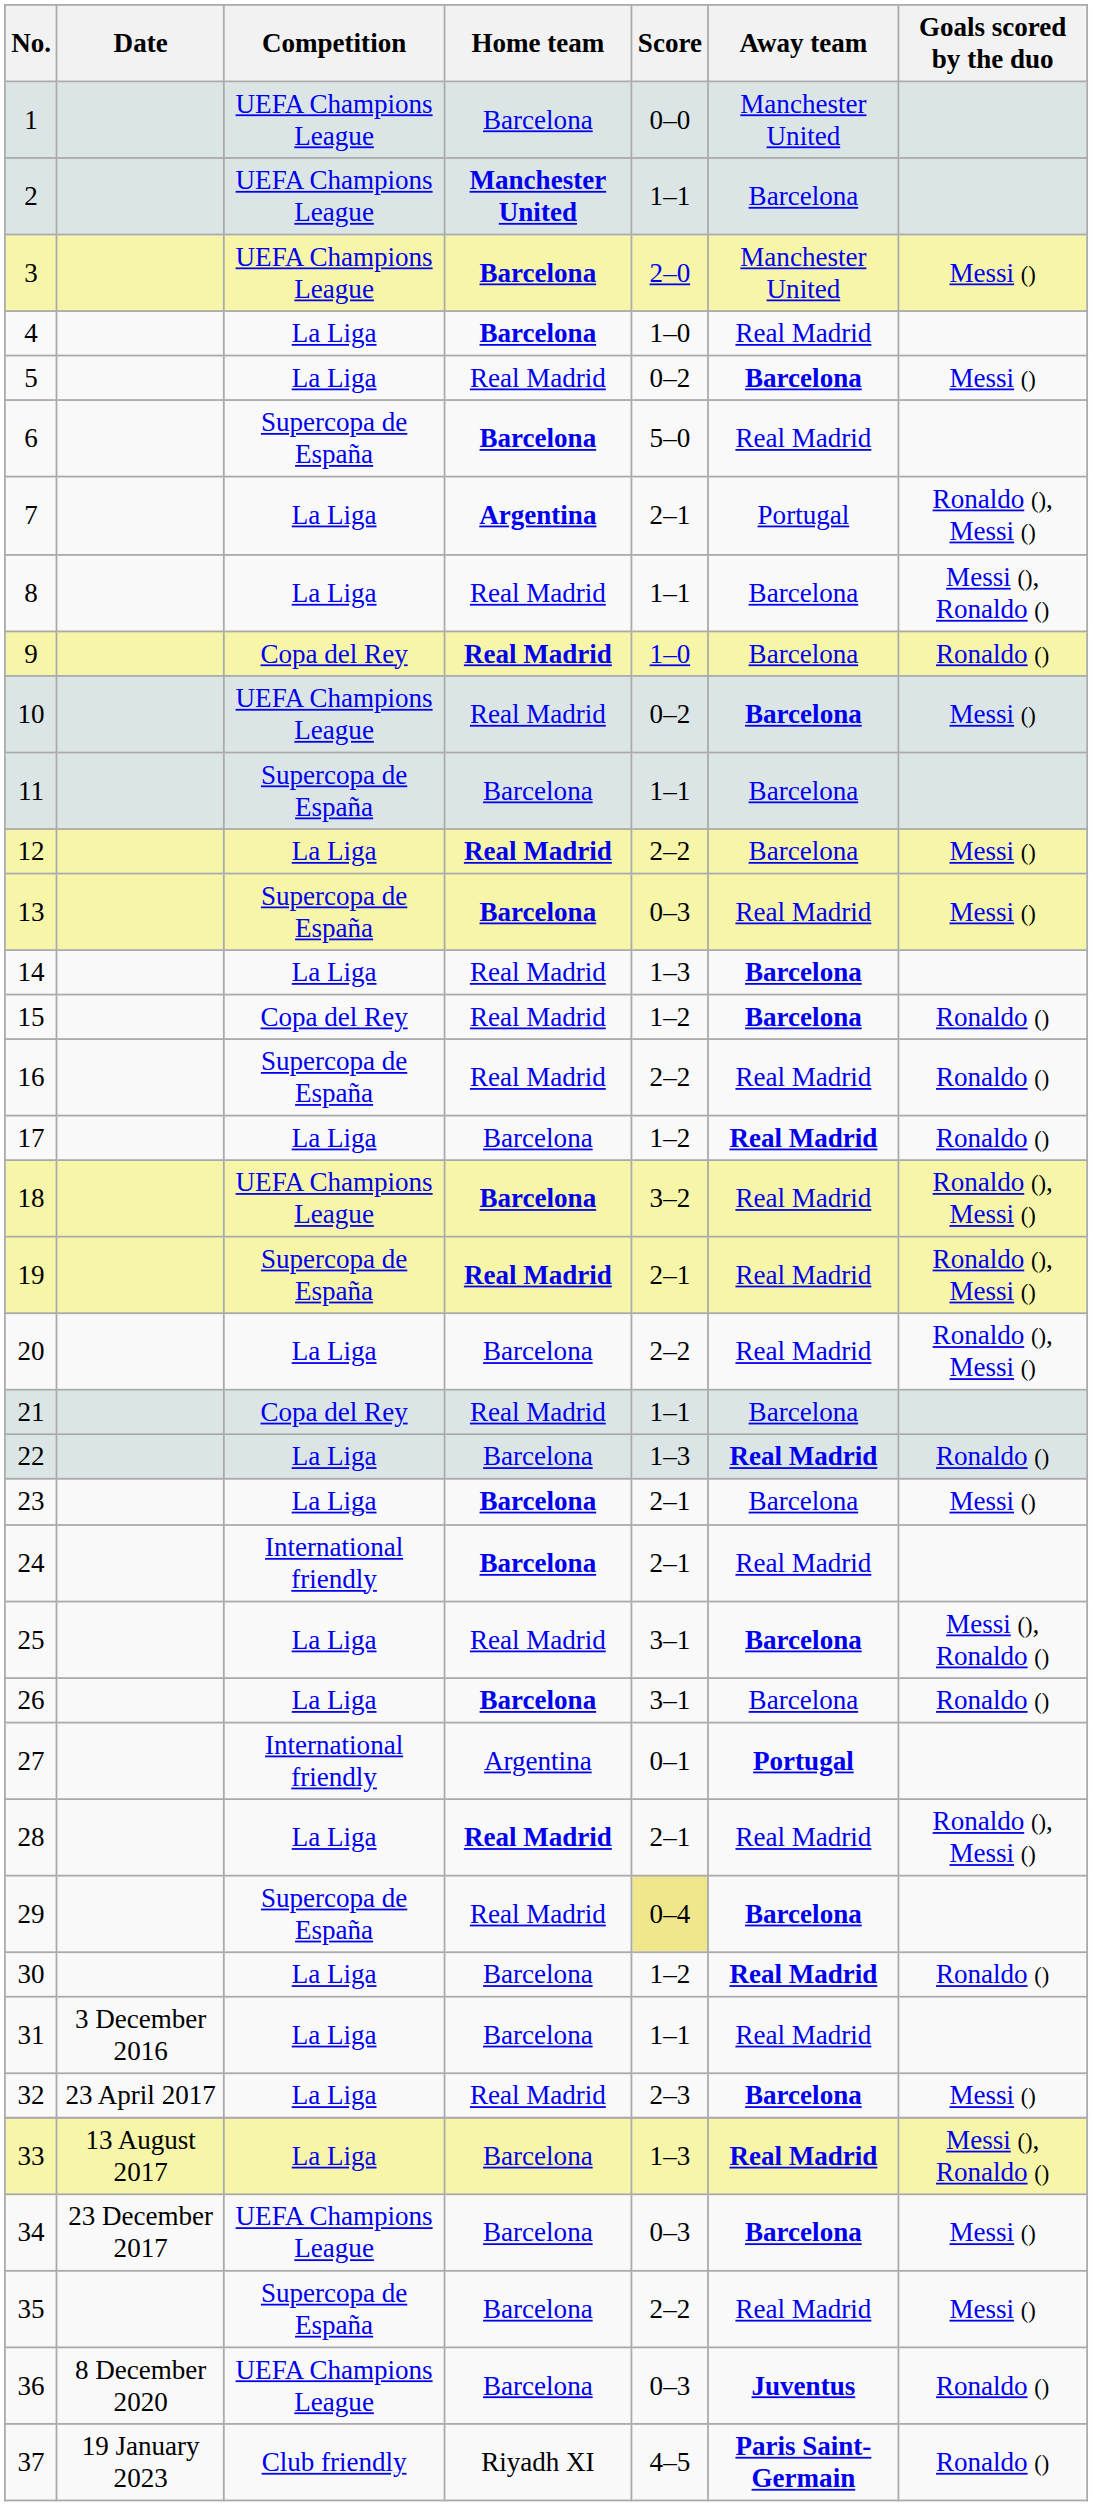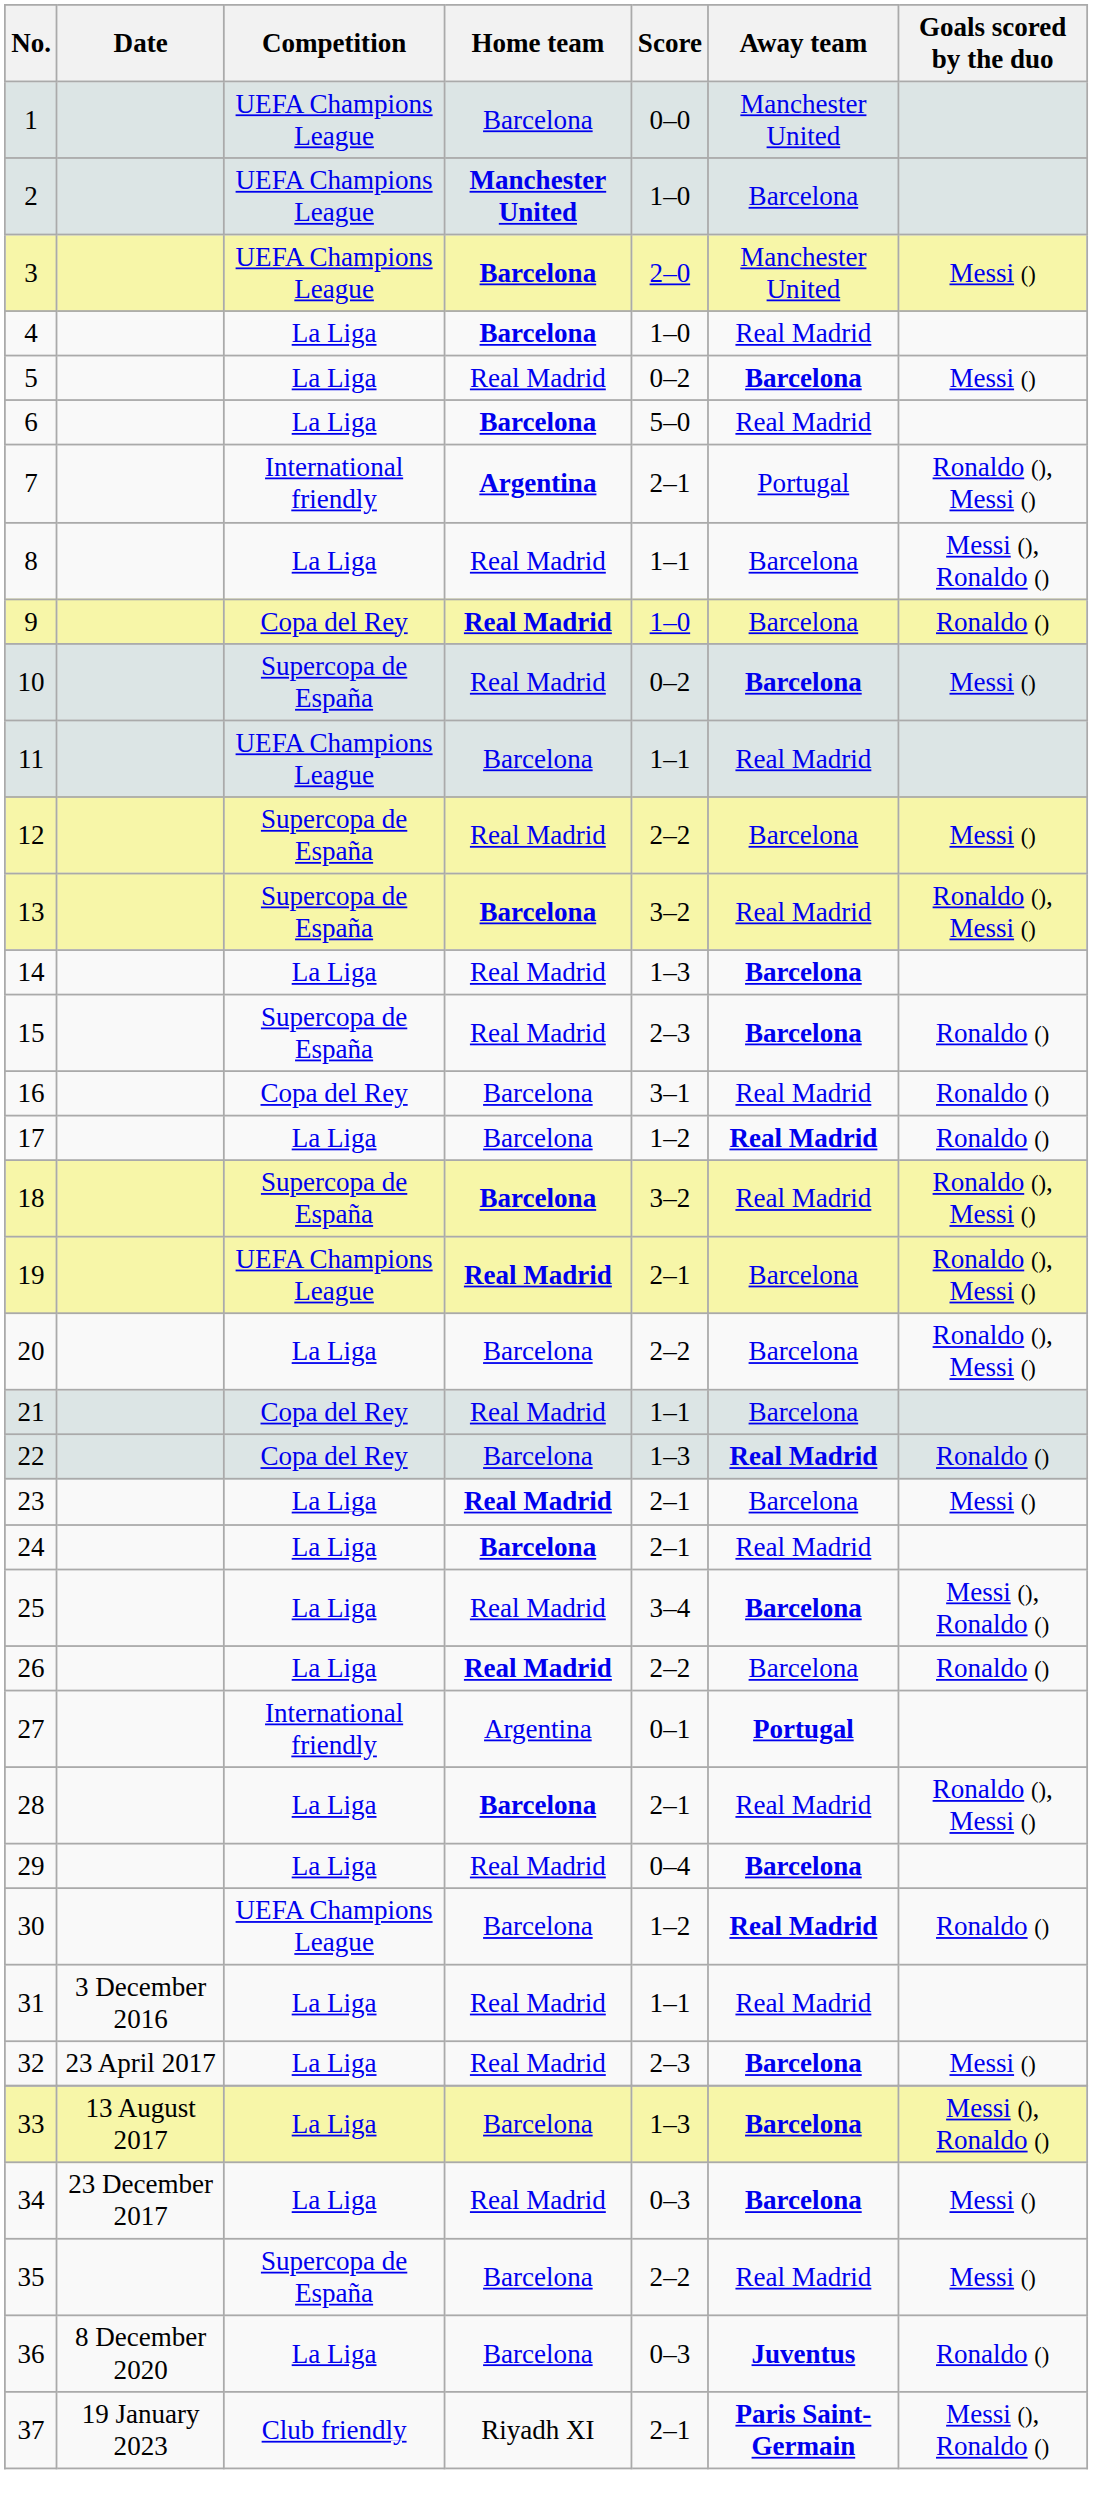(670, 196) 1–1 -> (670, 196) 1–0
(334, 438) Supercopa de España -> (334, 422) La Liga
(334, 515) La Liga -> (334, 483) International friendly
(334, 713) UEFA Champions League -> (334, 681) Supercopa de España
(334, 790) Supercopa de España -> (334, 758) UEFA Champions League
(803, 790) Barcelona -> (803, 758) Real Madrid
(334, 850) La Liga -> (334, 834) Supercopa de España
(538, 850) bold -> (538, 834) normal
(670, 911) 0–3 -> (670, 911) 3–2
(993, 911) Messi () -> (993, 911) Ronaldo (), Messi ()
(334, 1016) Copa del Rey -> (334, 1032) Supercopa de España
(670, 1016) 1–2 -> (670, 1032) 2–3
(334, 1077) Supercopa de España -> (334, 1093) Copa del Rey
(538, 1077) Real Madrid -> (538, 1093) Barcelona
(670, 1077) 2–2 -> (670, 1093) 3–1
(334, 1198) UEFA Champions League -> (334, 1198) Supercopa de España
(334, 1275) Supercopa de España -> (334, 1275) UEFA Champions League
(803, 1275) Real Madrid -> (803, 1275) Barcelona
(803, 1351) Real Madrid -> (803, 1351) Barcelona
(334, 1457) La Liga -> (334, 1457) Copa del Rey
(538, 1501) Barcelona -> (538, 1501) Real Madrid
(334, 1562) International friendly -> (334, 1546) La Liga
(670, 1638) 3–1 -> (670, 1606) 3–4
(538, 1699) Barcelona -> (538, 1667) Real Madrid
(670, 1699) 3–1 -> (670, 1667) 2–2
(538, 1836) Real Madrid -> (538, 1804) Barcelona
(334, 1913) Supercopa de España -> (334, 1865) La Liga
(670, 1913) khaki background -> (670, 1865) no background
(334, 1974) La Liga -> (334, 1926) UEFA Champions League
(538, 2034) Barcelona -> (538, 2002) Real Madrid
(803, 2155) Real Madrid -> (803, 2123) Barcelona
(334, 2232) UEFA Champions League -> (334, 2200) La Liga
(538, 2232) Barcelona -> (538, 2200) Real Madrid
(334, 2385) UEFA Champions League -> (334, 2353) La Liga
(670, 2462) 4–5 -> (670, 2430) 2–1
(993, 2462) Ronaldo () -> (993, 2430) Messi (), Ronaldo ()
